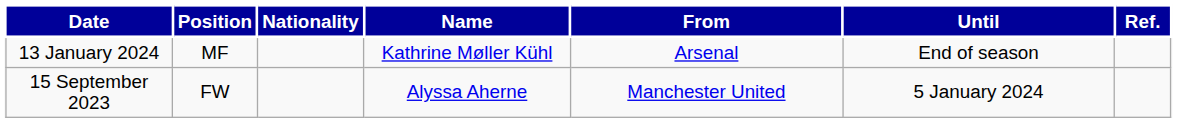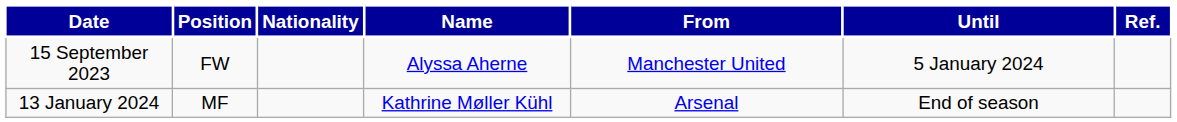rows swapped: (89, 93) <-> (89, 52)
